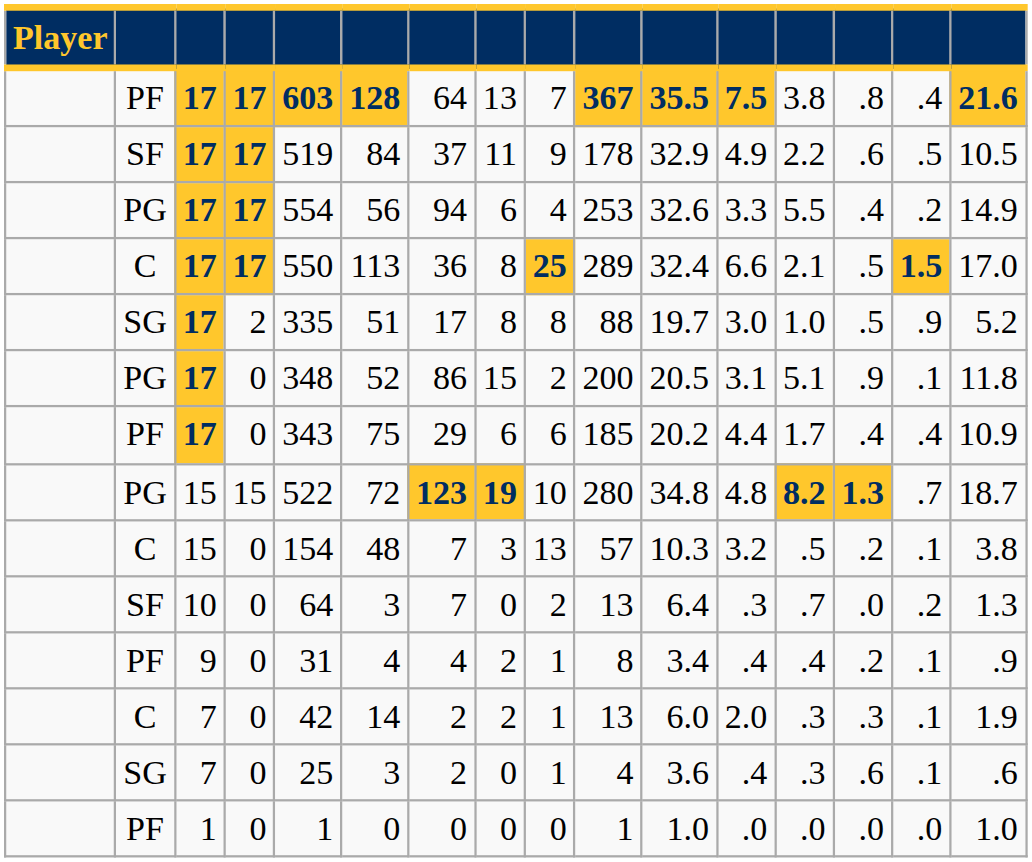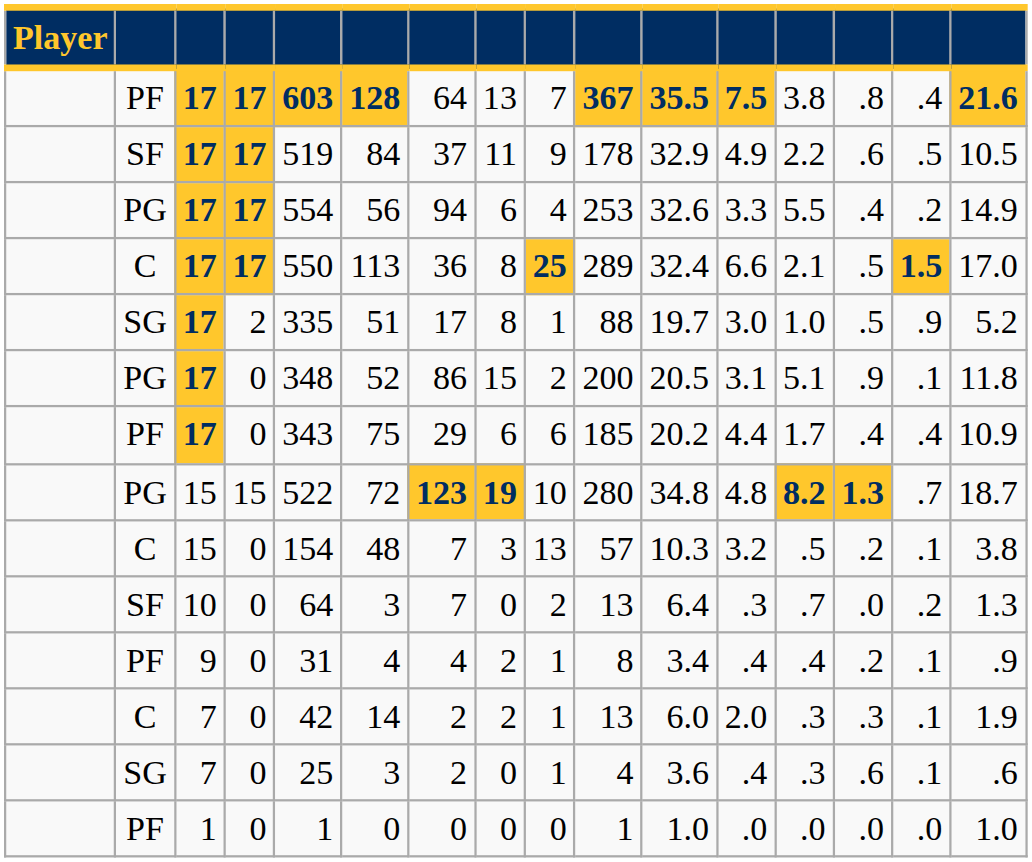(558, 322) 8 -> (558, 322) 1
